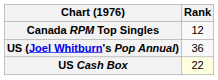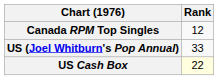(198, 48) 36 -> (198, 48) 33
